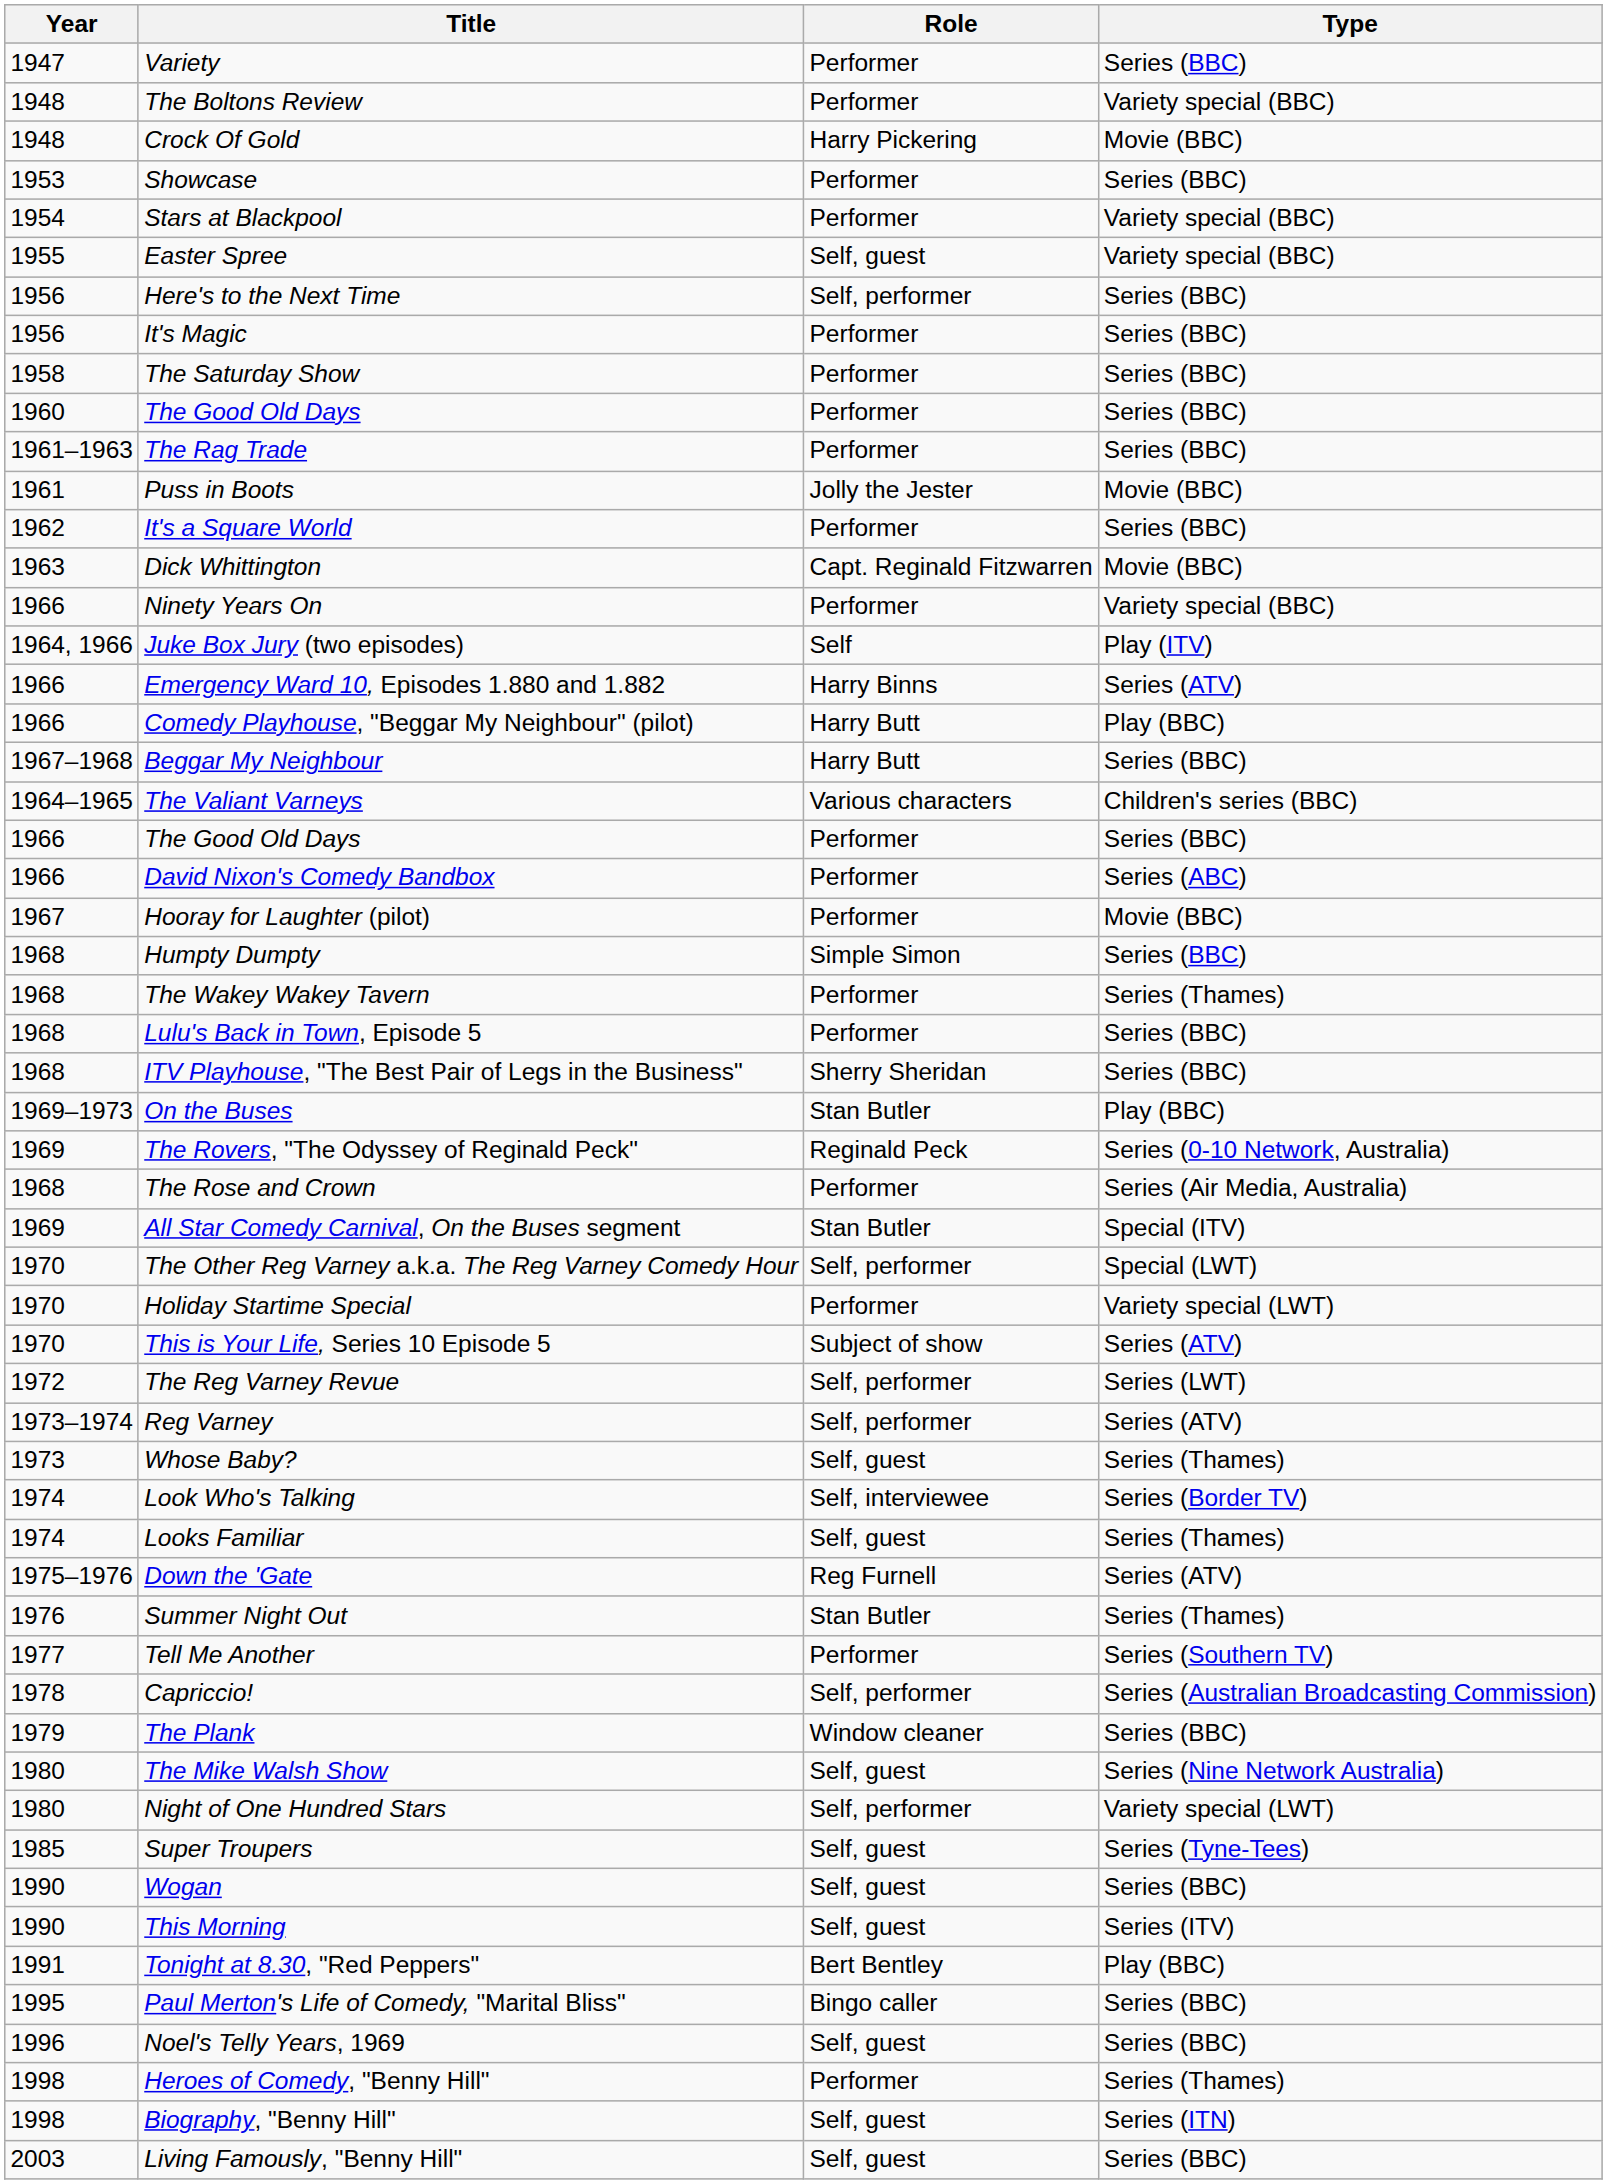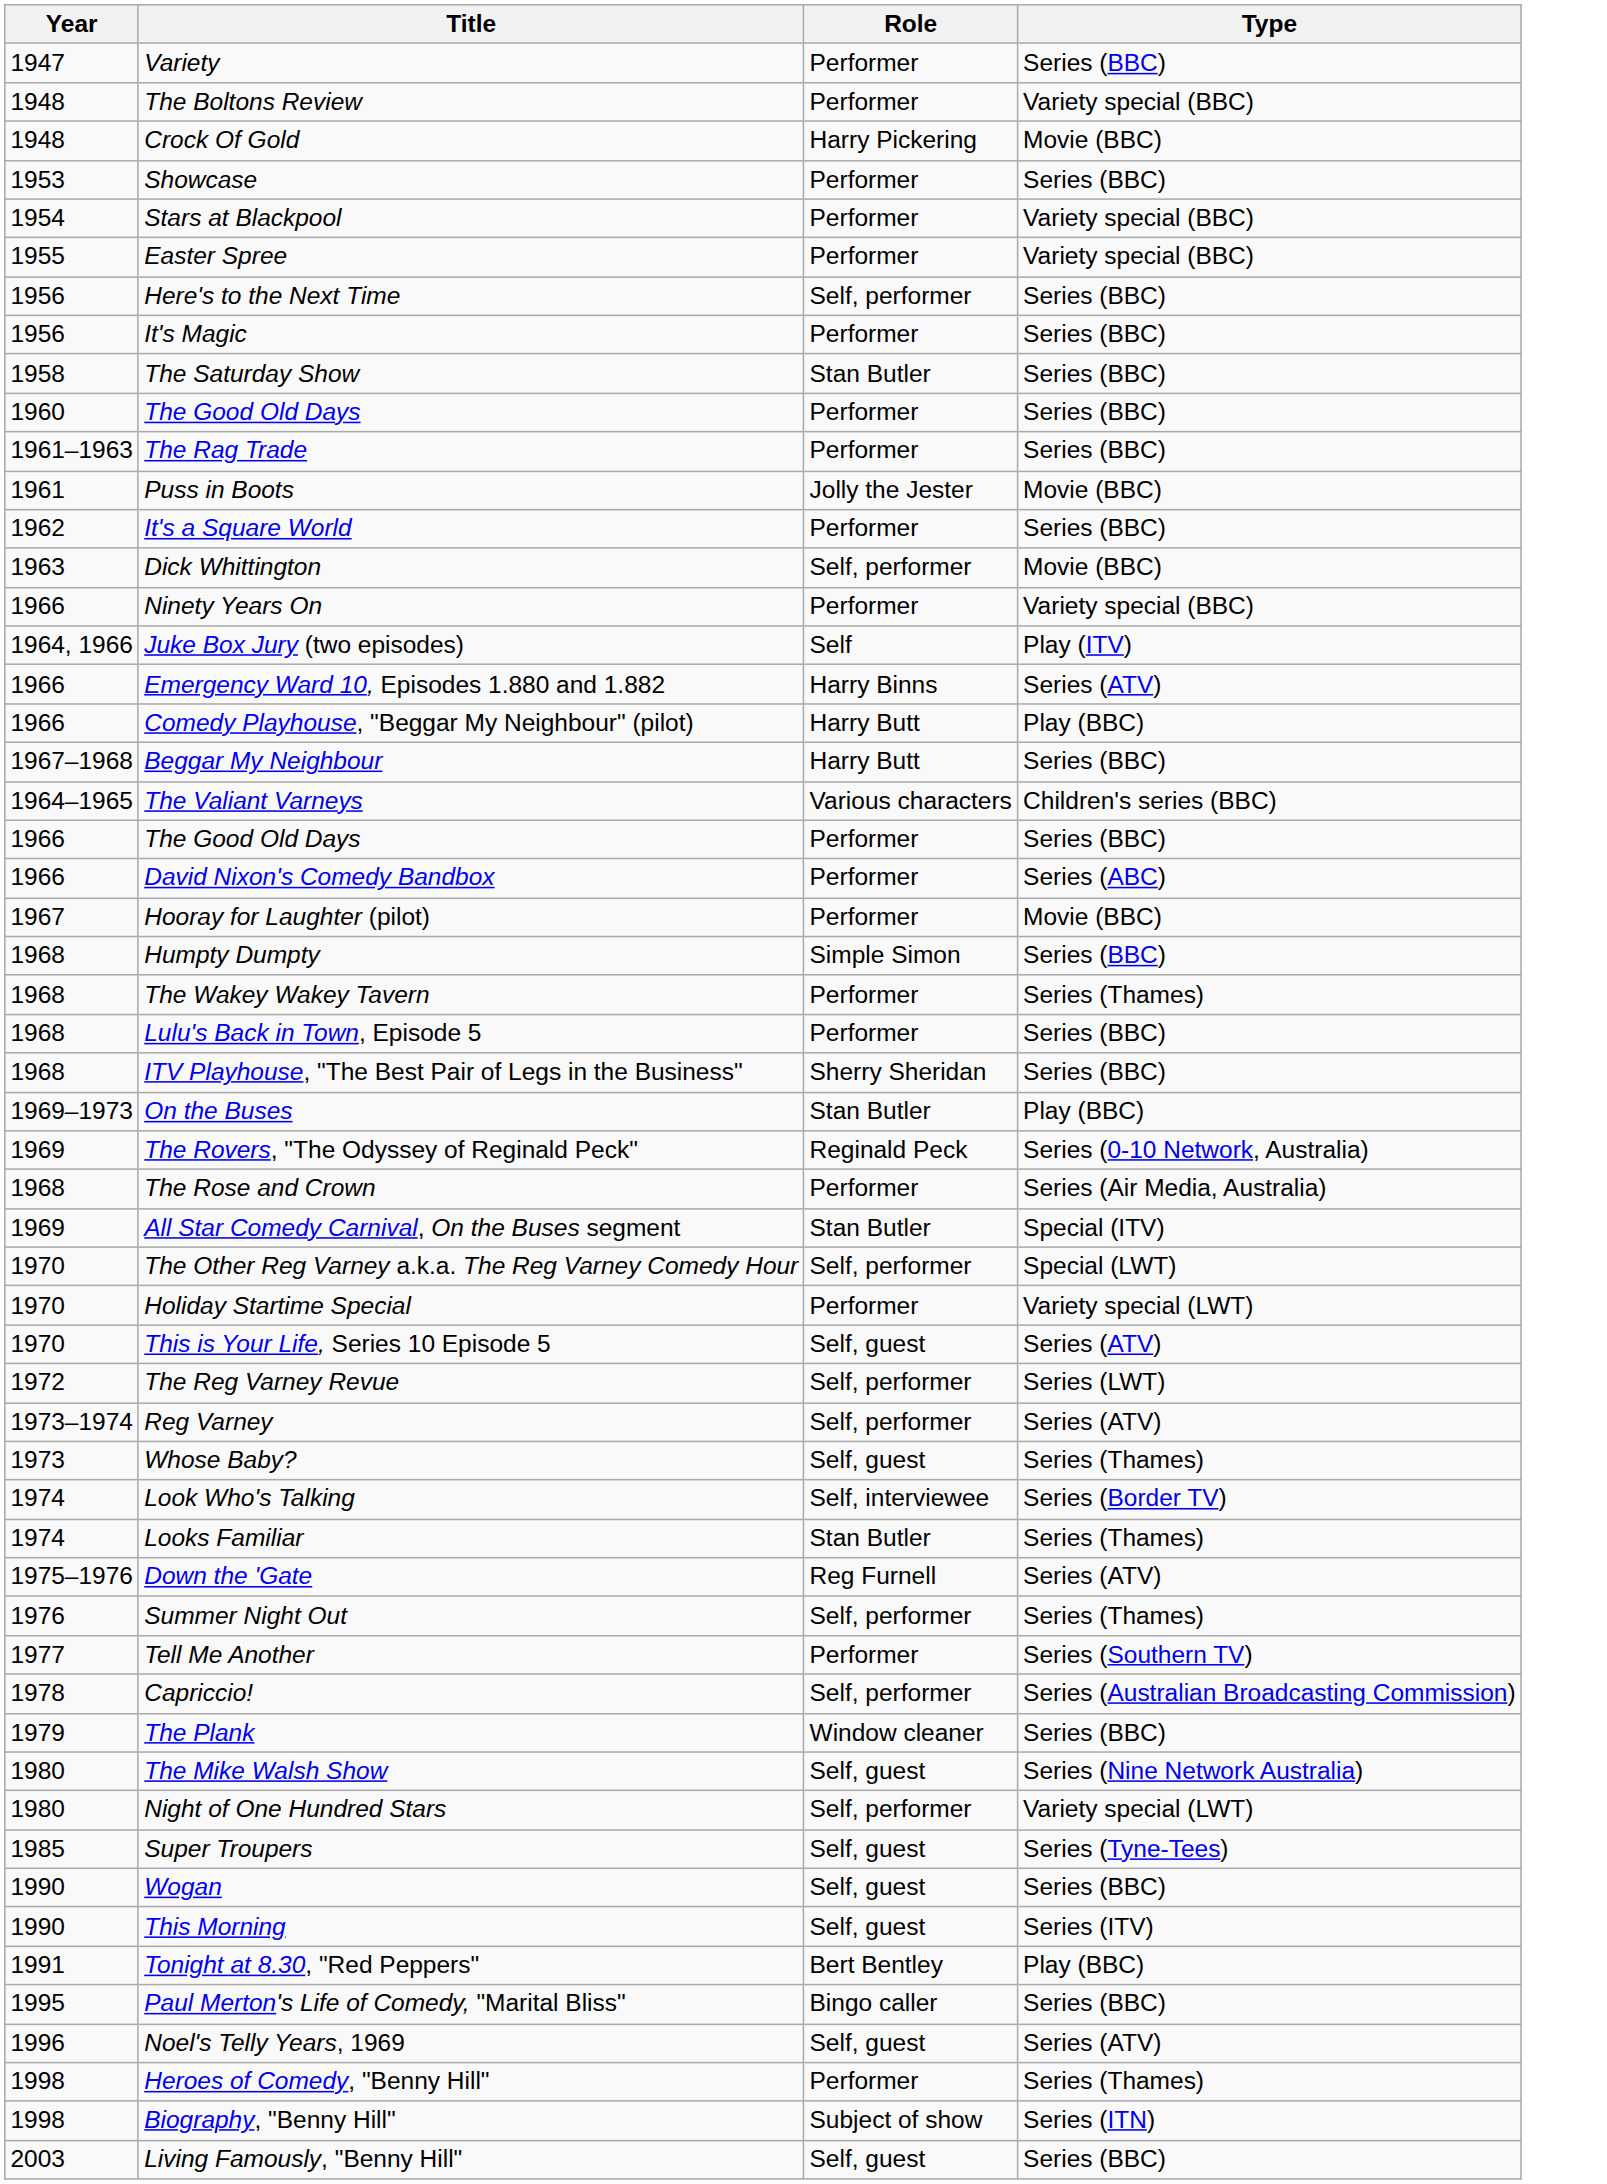(867, 256) Self, guest -> (864, 256) Performer
(864, 373) Performer -> (870, 373) Stan Butler
(951, 567) Capt. Reginald Fitzwarren -> (890, 567) Self, performer
(896, 1343) Subject of show -> (867, 1343) Self, guest
(867, 1538) Self, guest -> (870, 1538) Stan Butler
(870, 1615) Stan Butler -> (890, 1615) Self, performer
(1175, 2042) Series (BBC) -> (1092, 2042) Series (ATV)
(867, 2120) Self, guest -> (896, 2120) Subject of show
